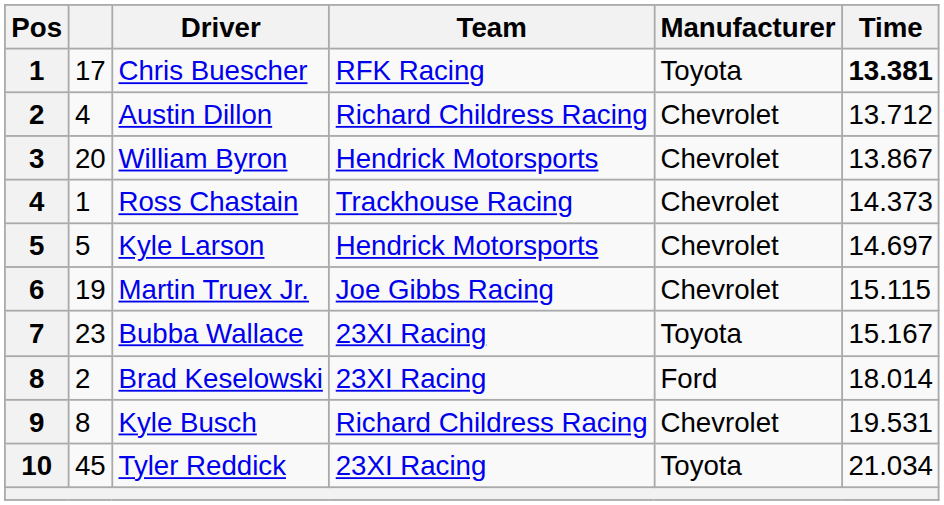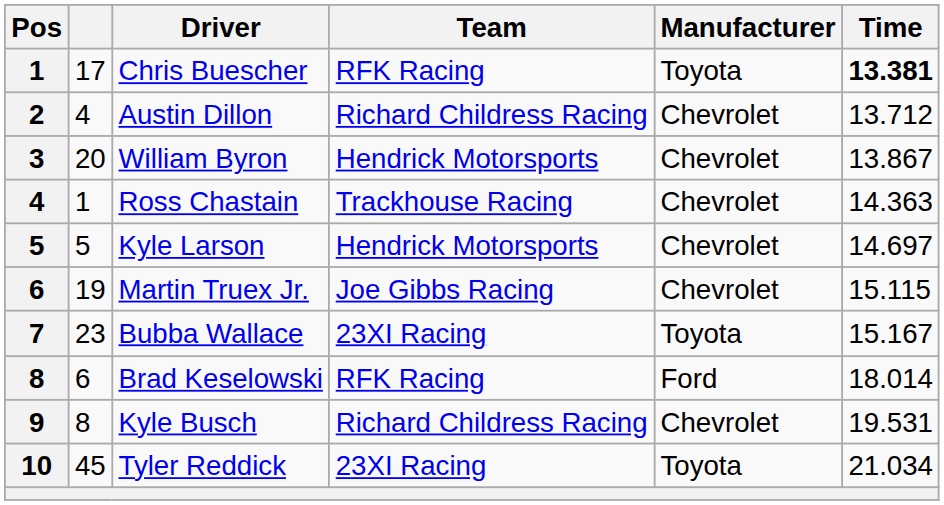(891, 202) 14.373 -> (891, 202) 14.363
(83, 377) 2 -> (83, 377) 6
(411, 377) 23XI Racing -> (410, 377) RFK Racing
